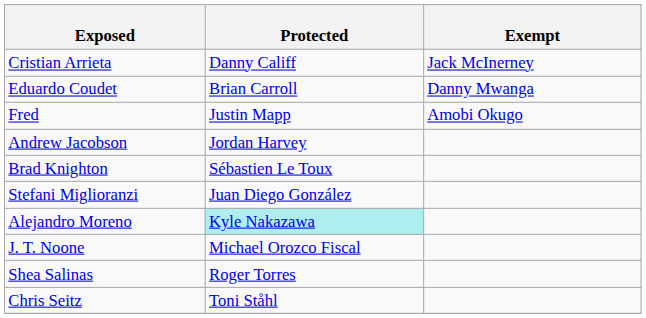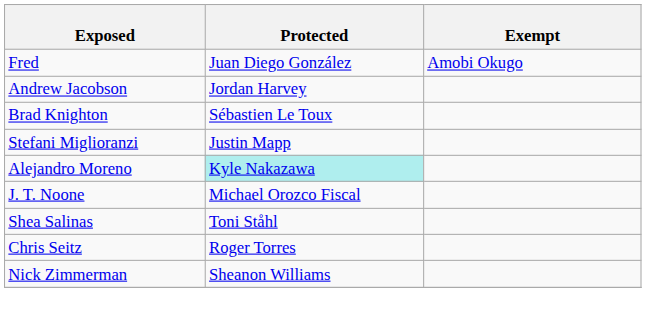- row: (60, 62)
- row: (63, 89)
(250, 115) Justin Mapp -> (280, 62) Juan Diego González
(280, 194) Juan Diego González -> (250, 141) Justin Mapp
(252, 273) Roger Torres -> (243, 221) Toni Ståhl
(243, 300) Toni Ståhl -> (252, 247) Roger Torres
+ row: (68, 273)
